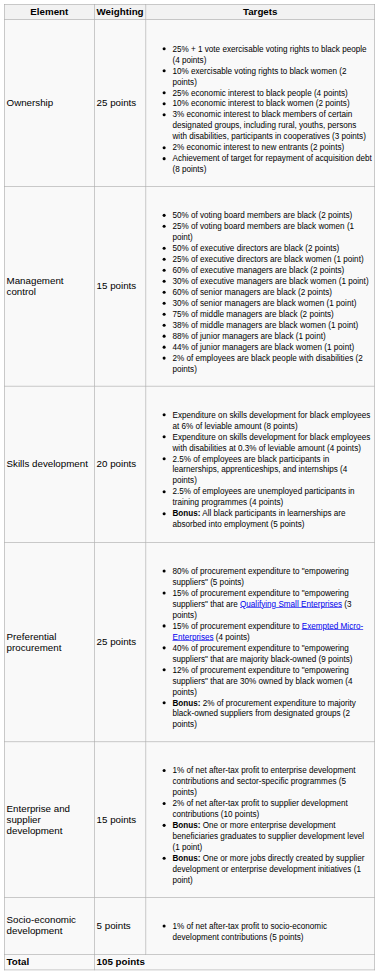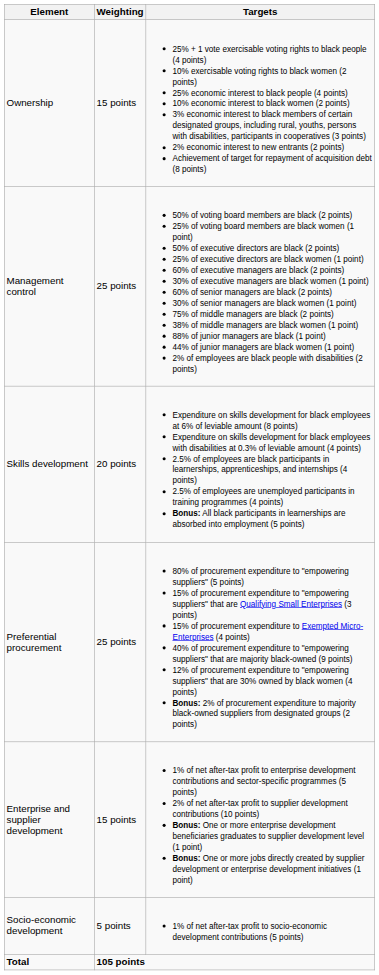(116, 103) 25 points -> (116, 103) 15 points
(116, 286) 15 points -> (116, 286) 25 points
